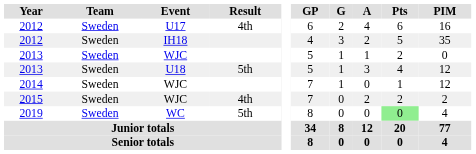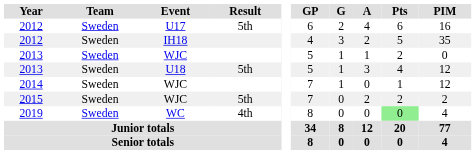(245, 26) 4th -> (245, 26) 5th
(245, 99) 4th -> (245, 99) 5th
(245, 113) 5th -> (245, 113) 4th
